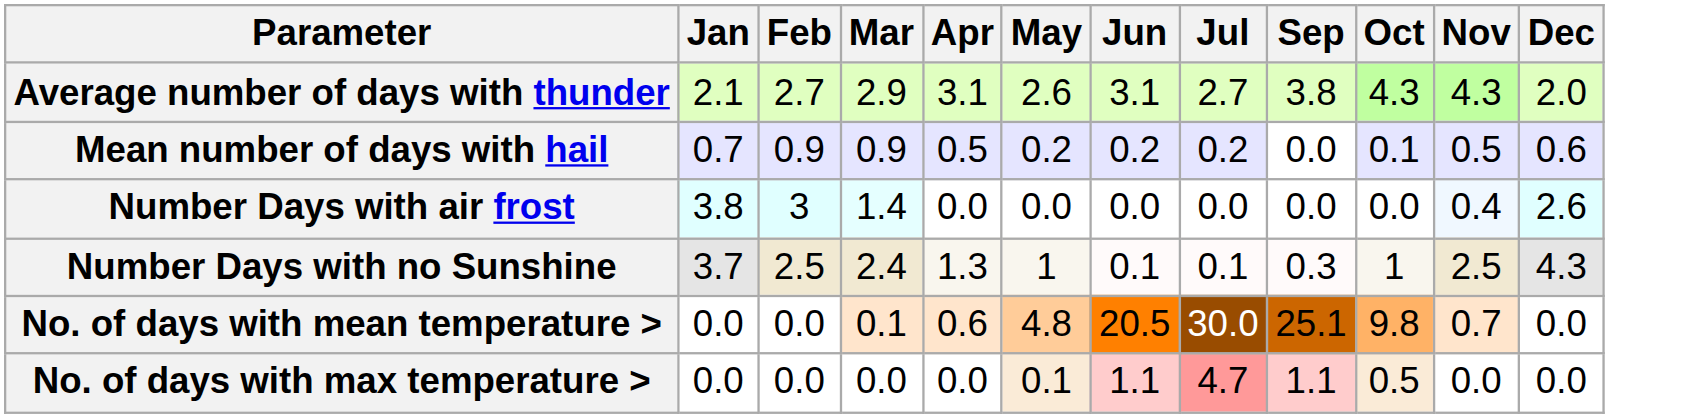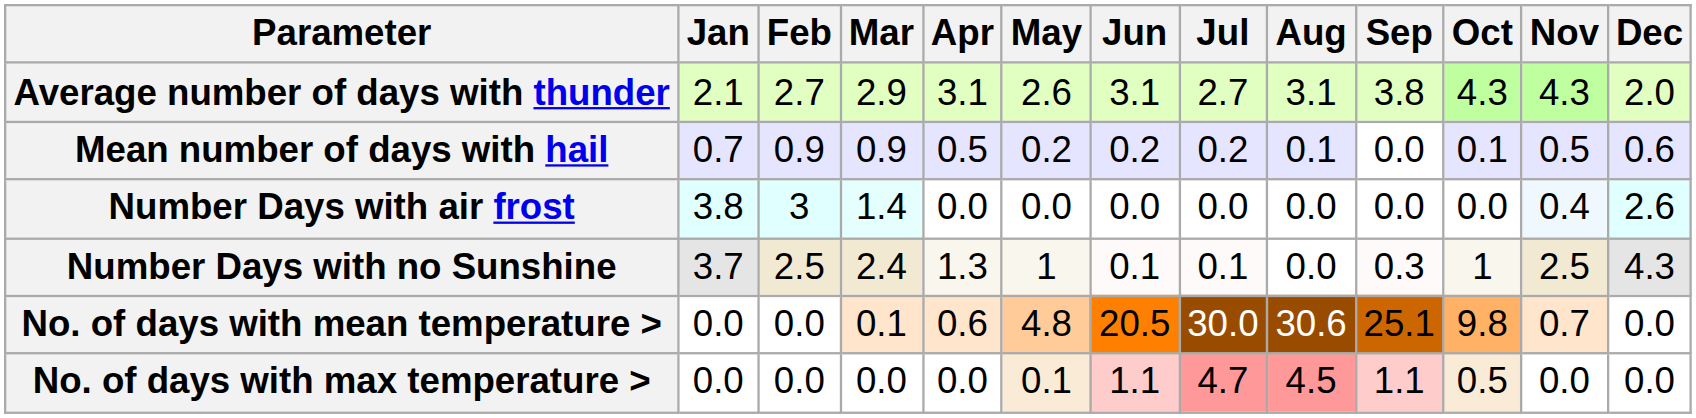+ column: (1311, 33)
